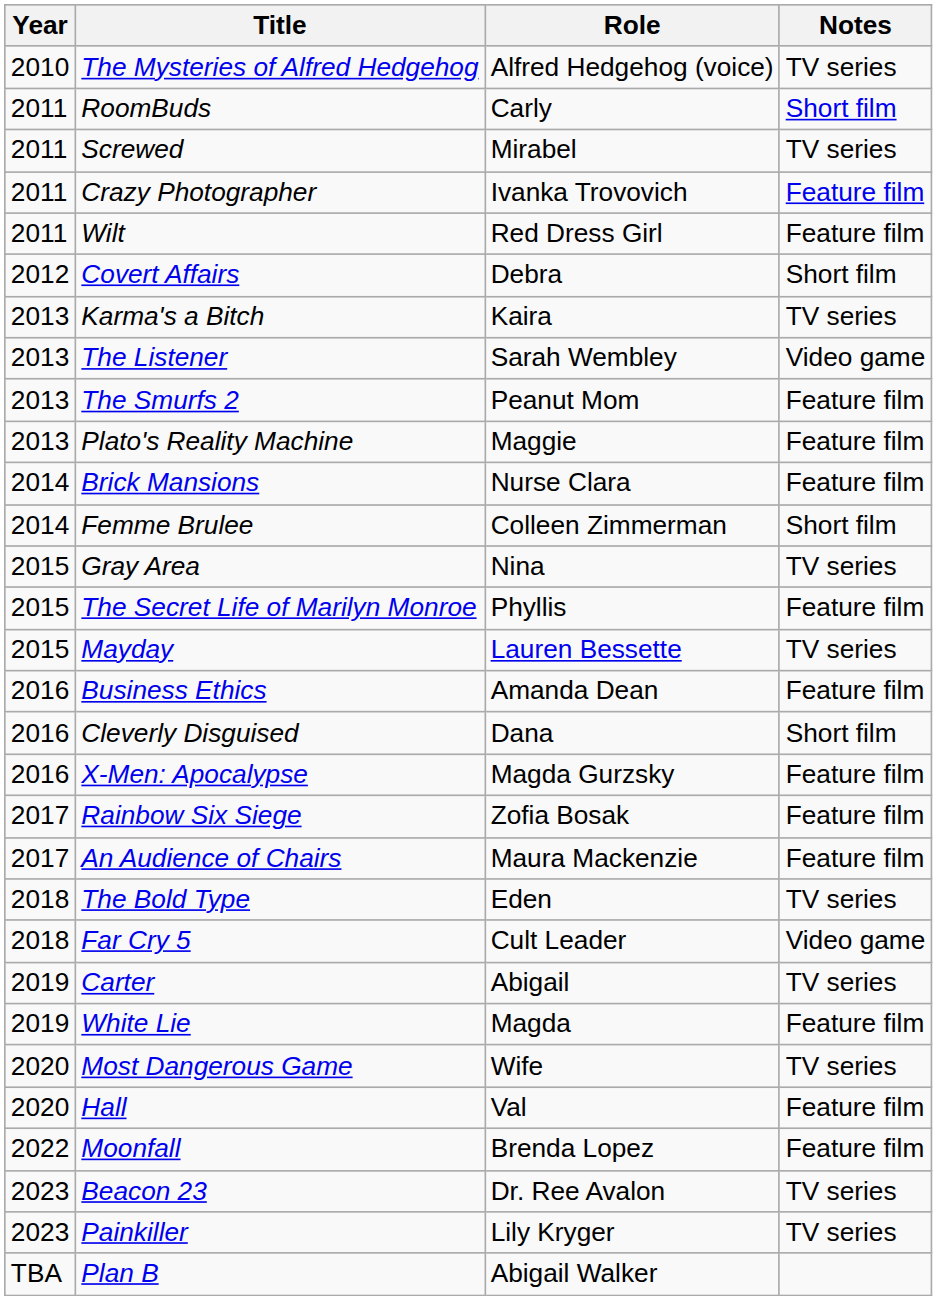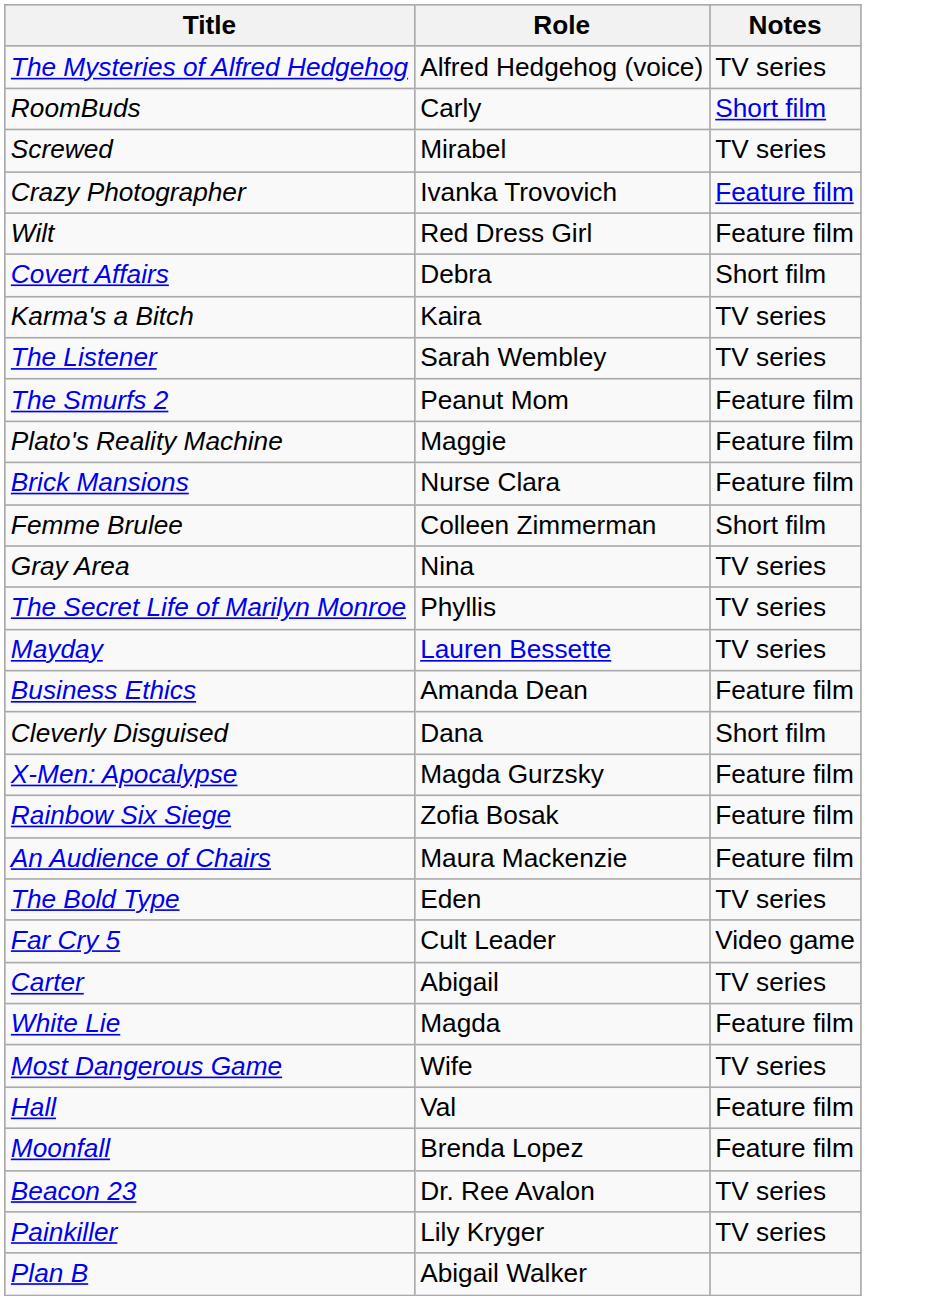- column: (40, 25)
(856, 358) Video game -> (771, 358) TV series
(855, 607) Feature film -> (771, 607) TV series
